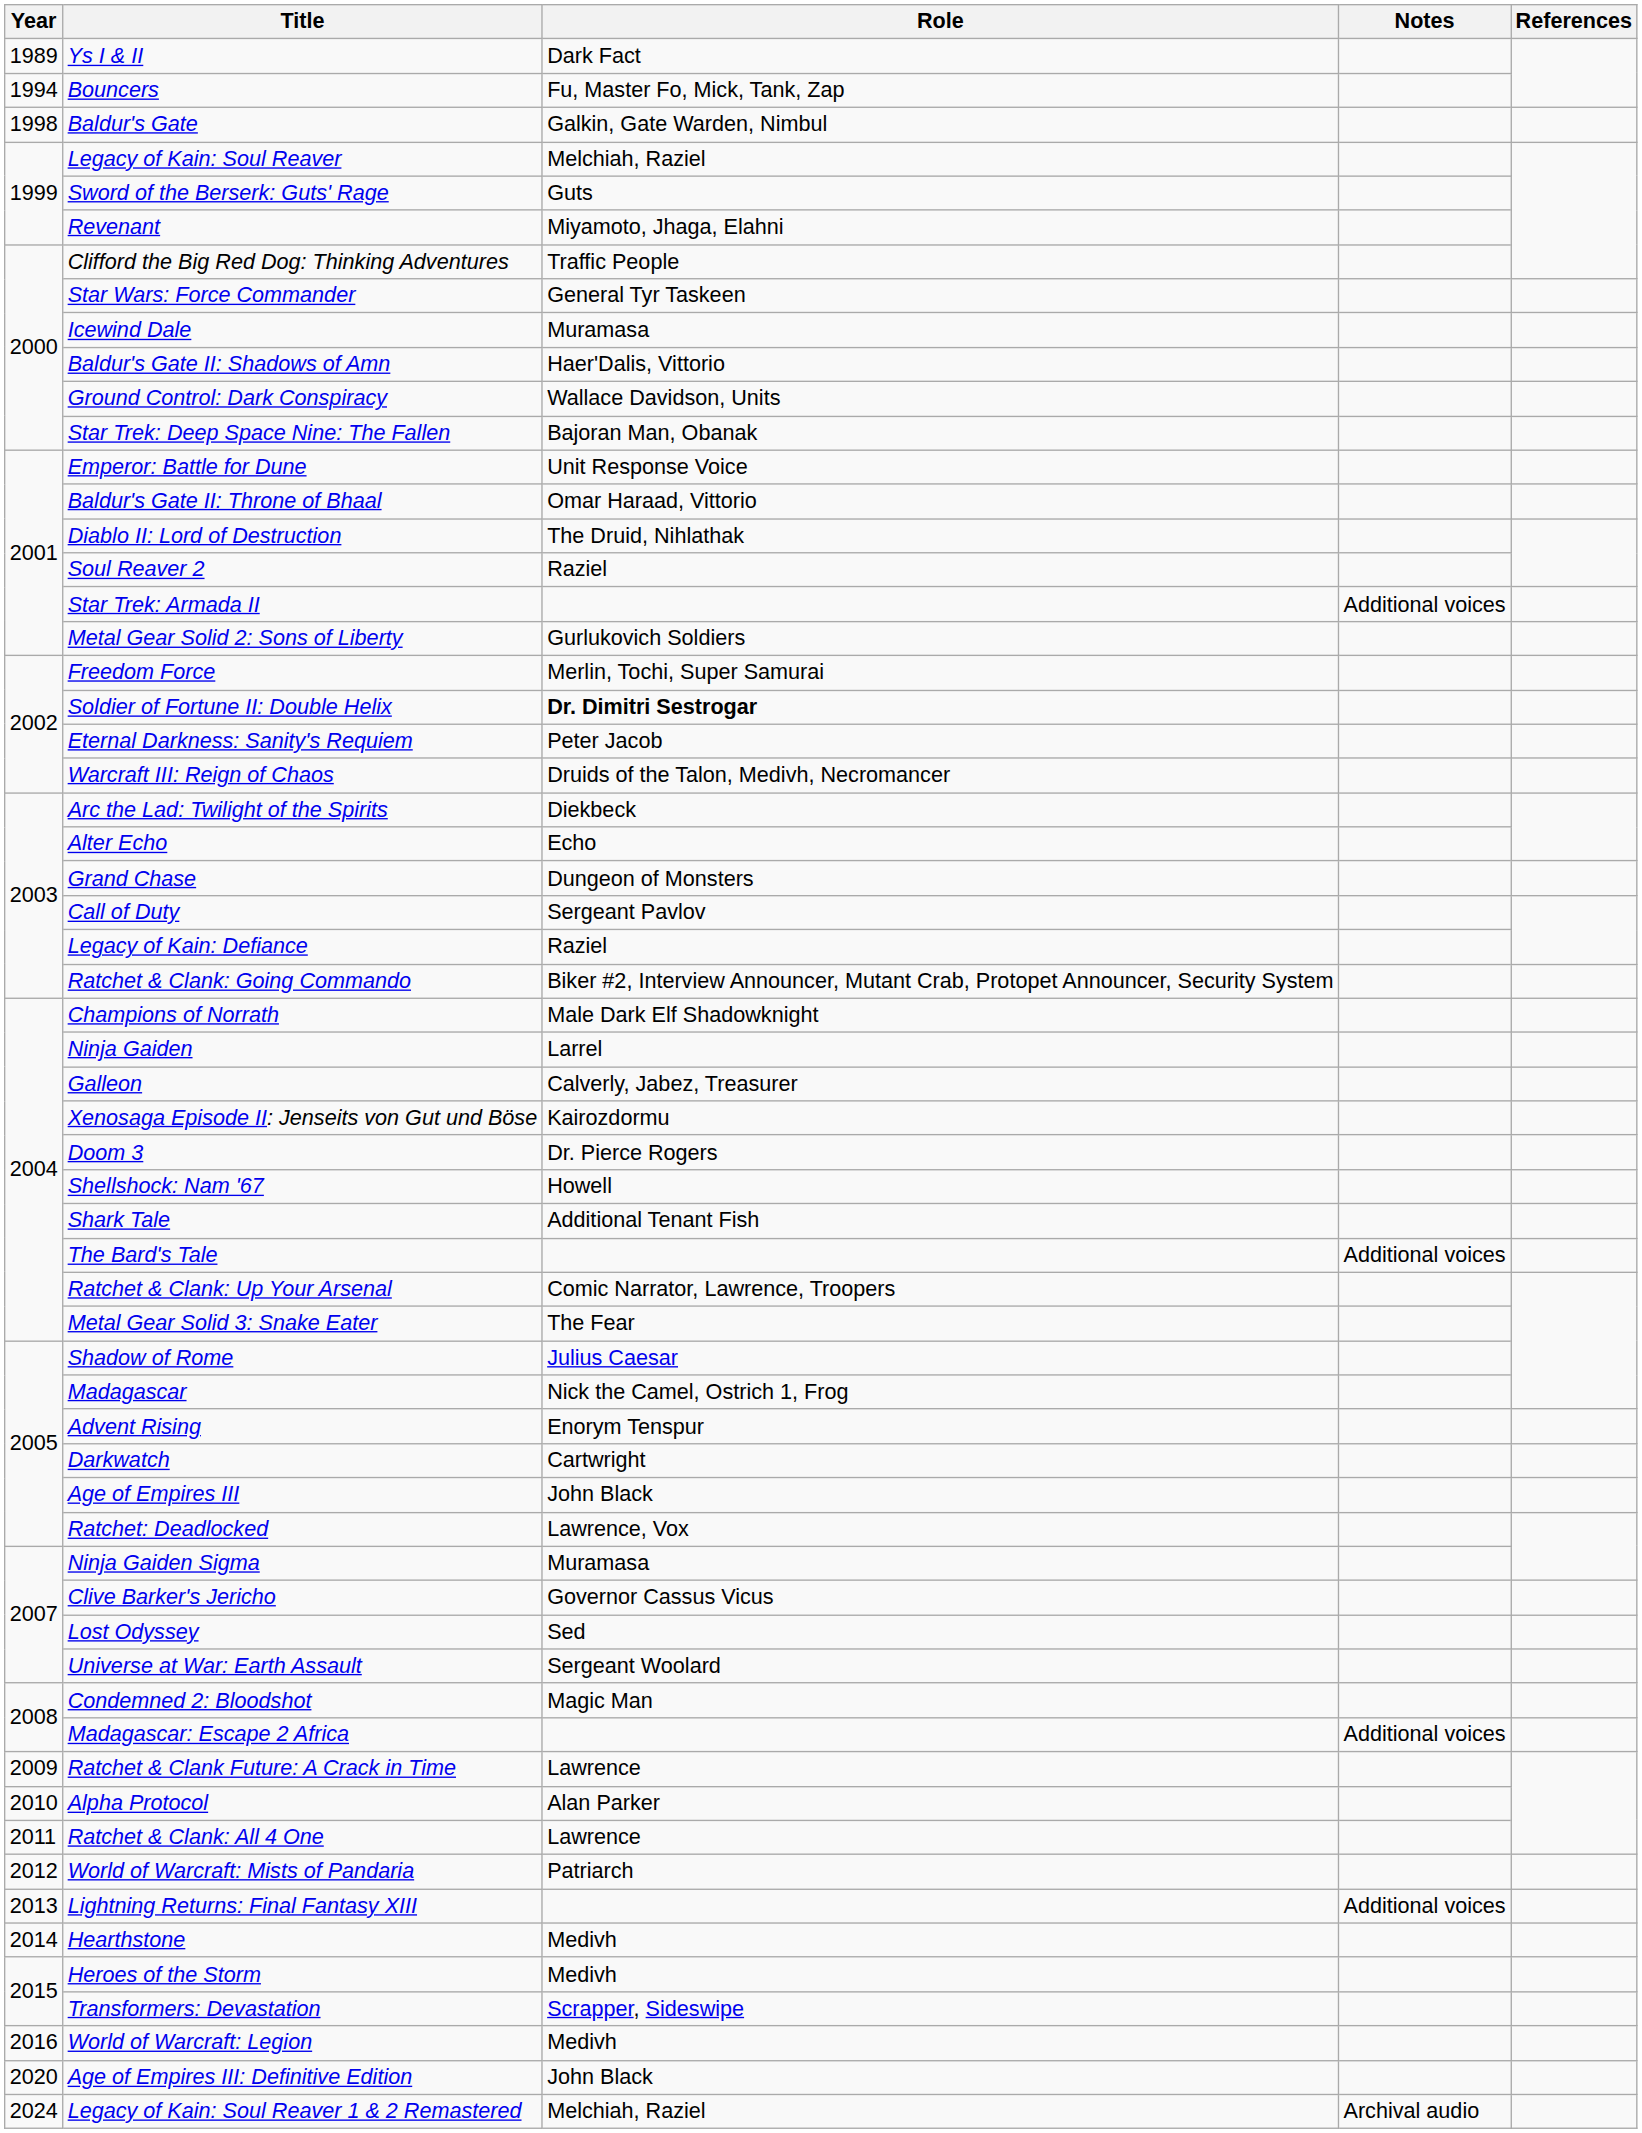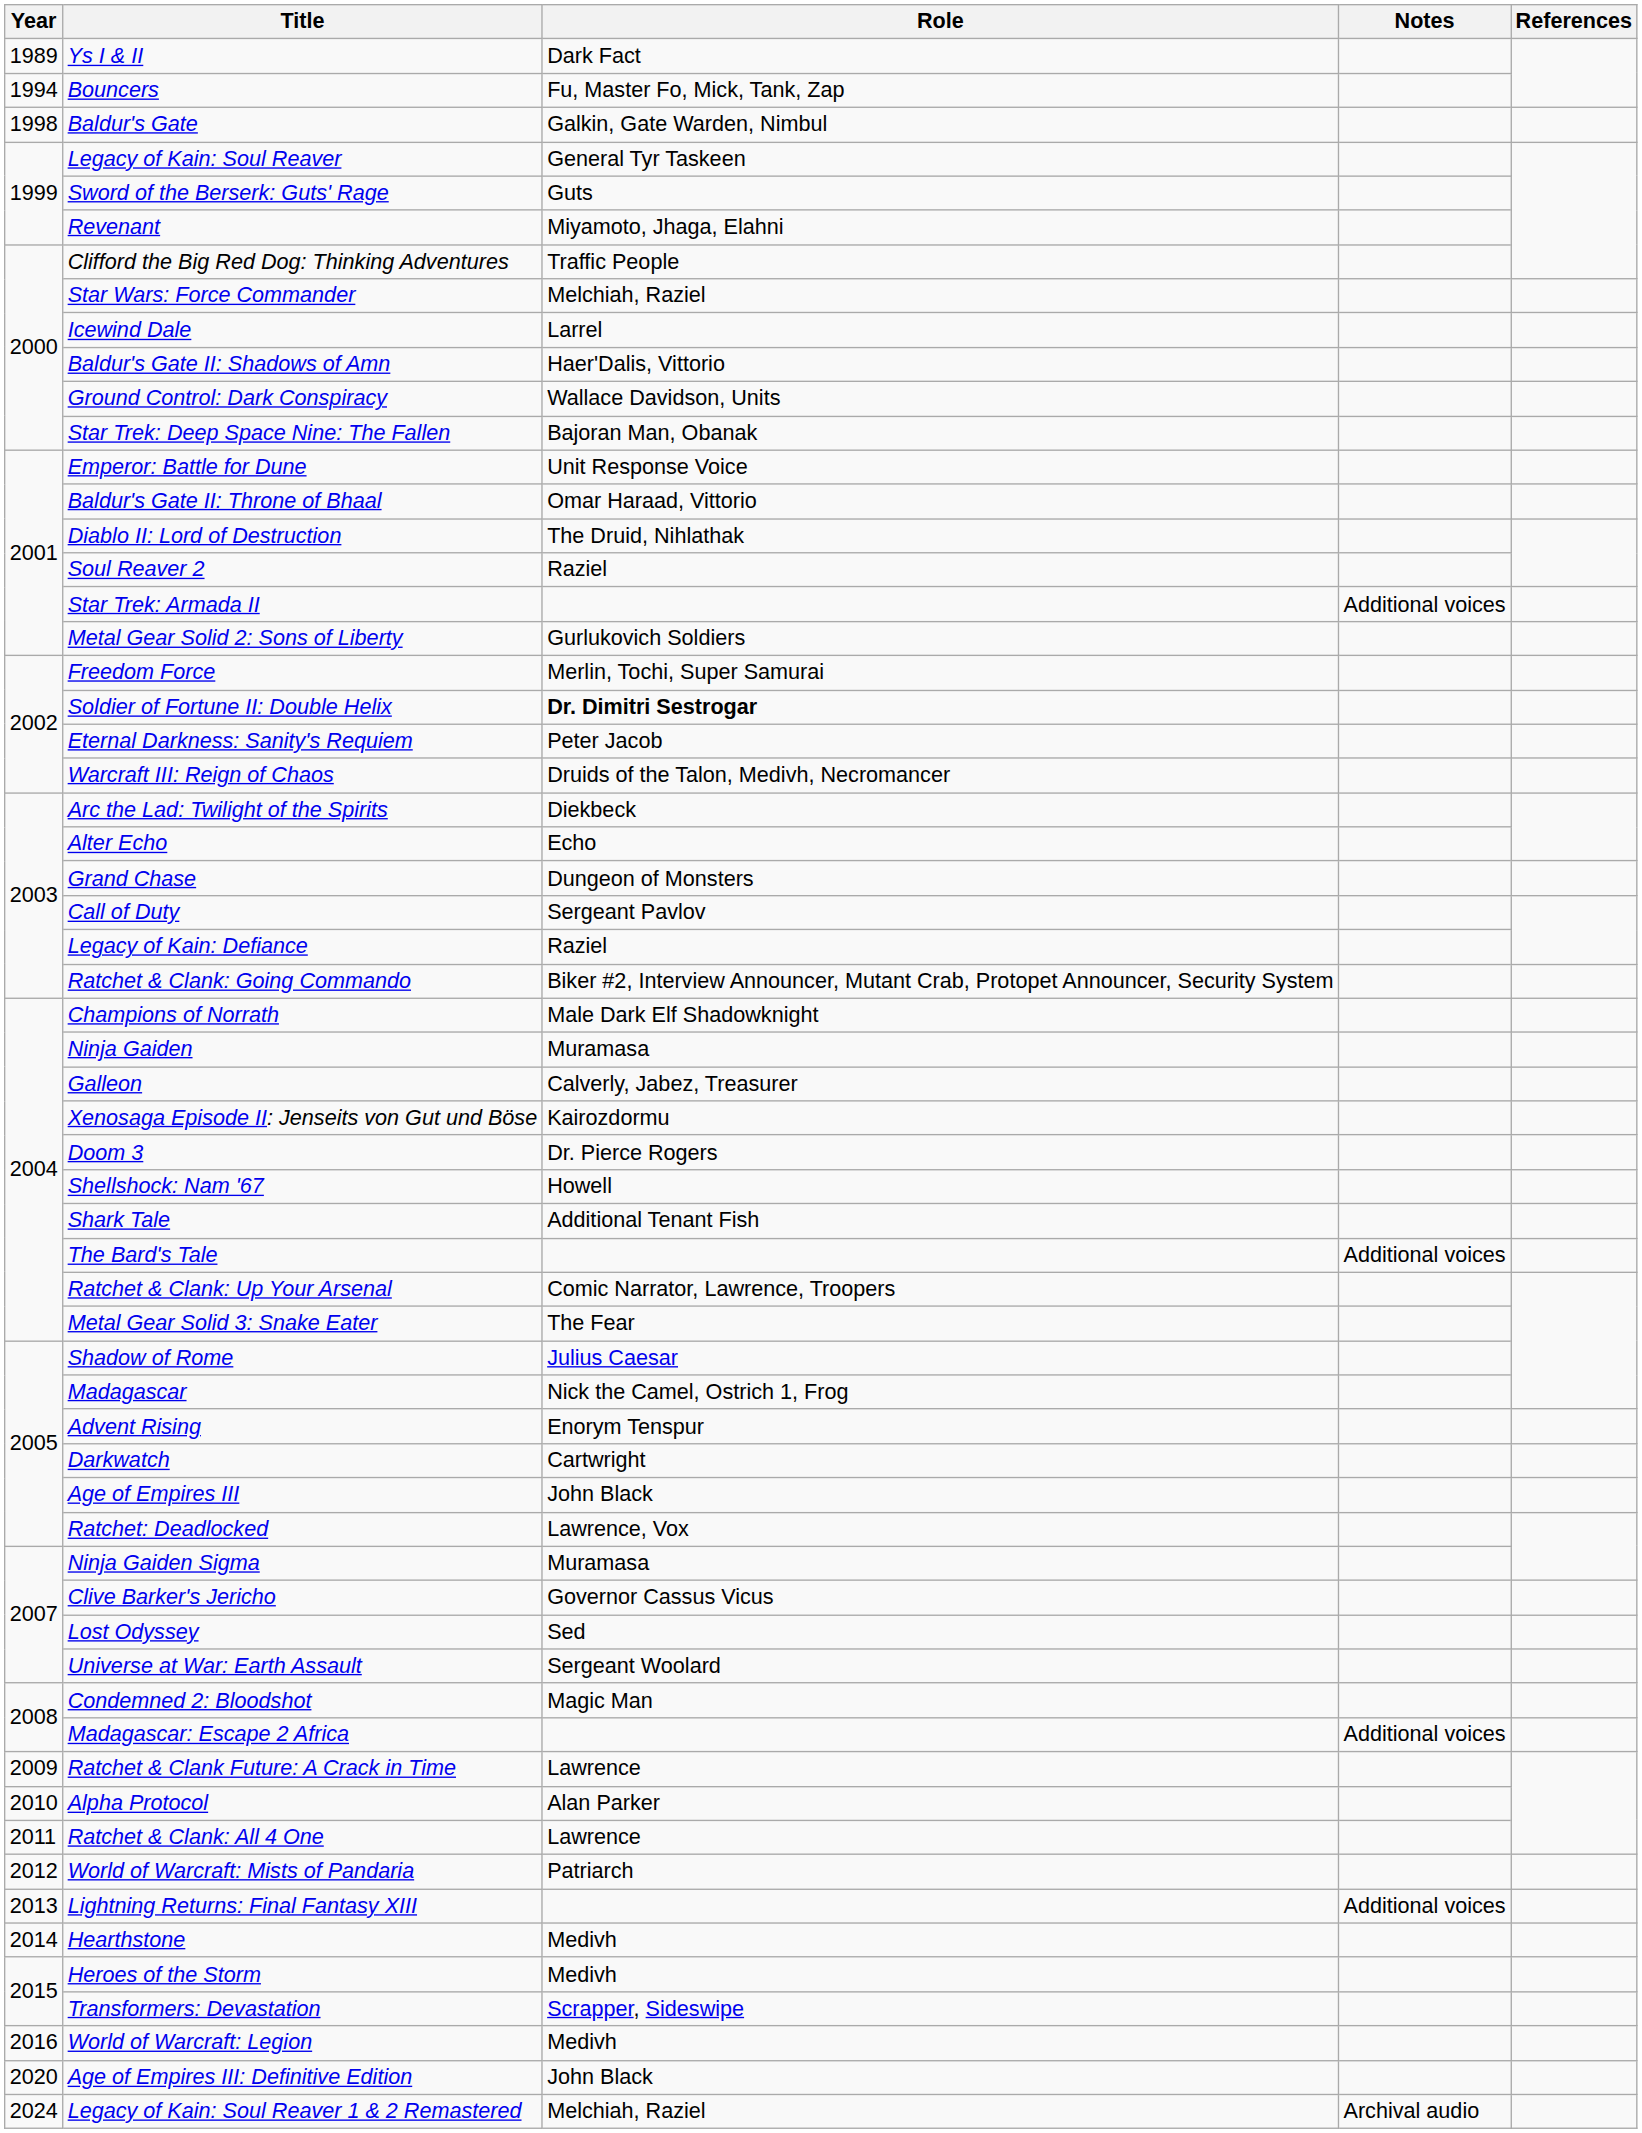(626, 158) Melchiah, Raziel -> (646, 158) General Tyr Taskeen
(646, 295) General Tyr Taskeen -> (626, 295) Melchiah, Raziel
(598, 329) Muramasa -> (575, 329) Larrel
(575, 1049) Larrel -> (598, 1049) Muramasa
